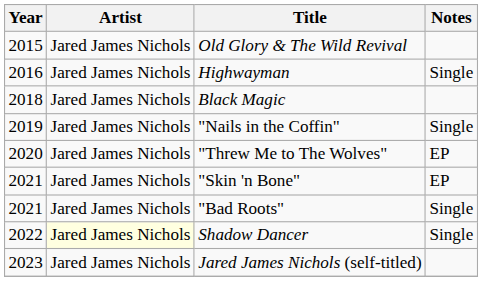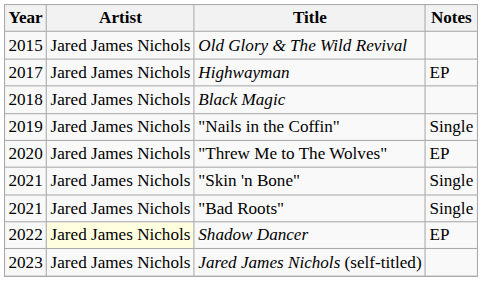(26, 72) 2016 -> (26, 72) 2017
(451, 72) Single -> (439, 72) EP
(439, 180) EP -> (451, 180) Single
(451, 235) Single -> (439, 235) EP
